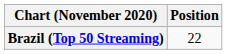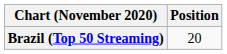(194, 37) 22 -> (194, 37) 20
